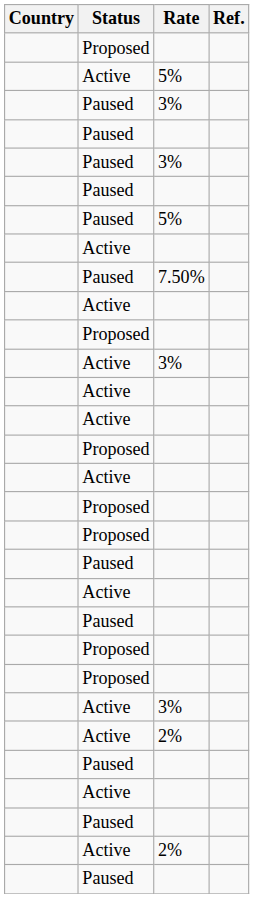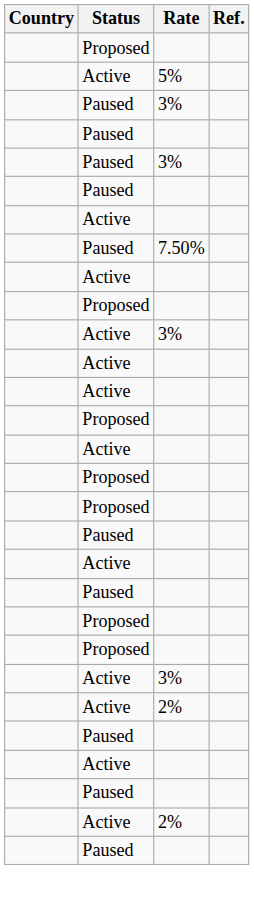- row: (108, 219)
